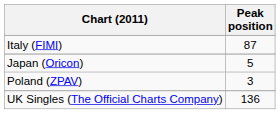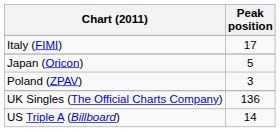(250, 44) 87 -> (250, 44) 17
+ row: (63, 117)
